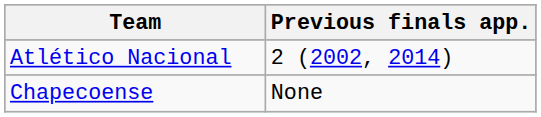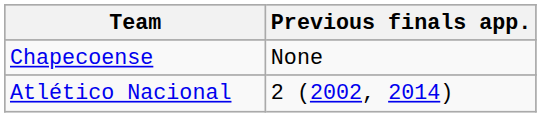rows swapped: (121, 58) <-> (82, 93)
